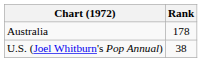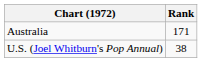(181, 31) 178 -> (181, 31) 171
